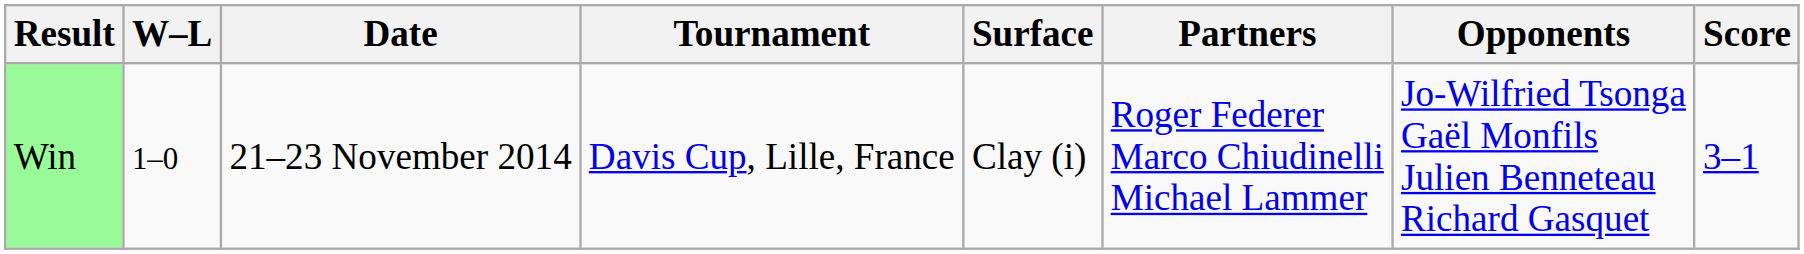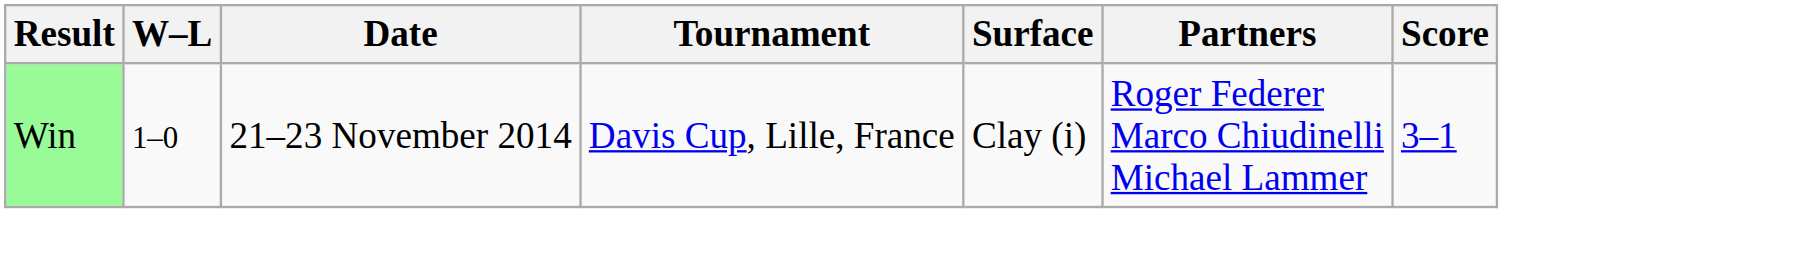- column: (1543, 33)
